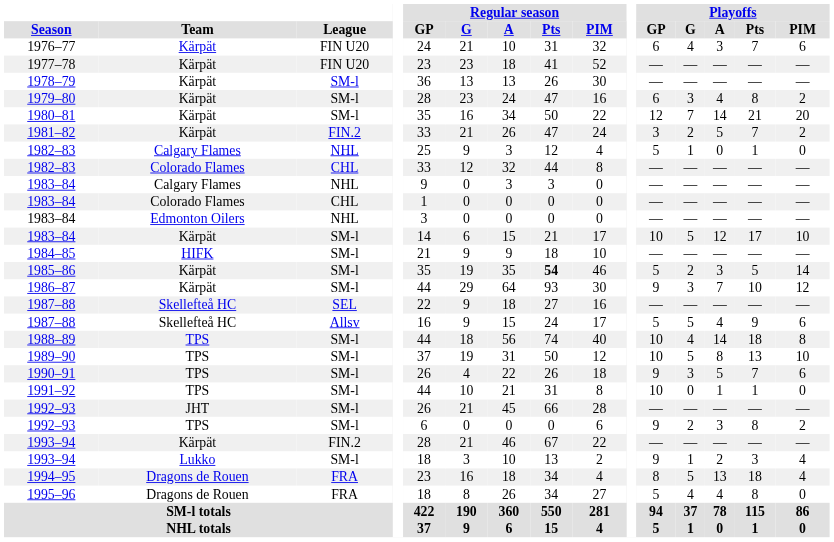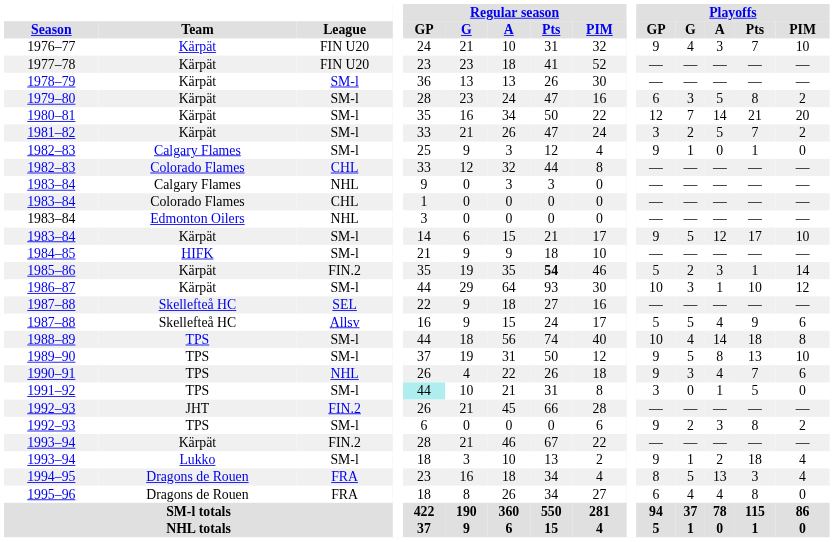(656, 47) 6 -> (656, 47) 9
(803, 47) 6 -> (803, 47) 10
(720, 98) 4 -> (720, 98) 5
(345, 133) FIN.2 -> (345, 133) SM-l
(345, 150) NHL -> (345, 150) SM-l
(656, 150) 5 -> (656, 150) 9
(656, 236) 10 -> (656, 236) 9
(345, 270) SM-l -> (345, 270) FIN.2
(755, 270) 5 -> (755, 270) 1
(656, 287) 9 -> (656, 287) 10
(720, 287) 7 -> (720, 287) 1
(656, 356) 10 -> (656, 356) 9
(345, 373) SM-l -> (345, 373) NHL
(720, 373) 5 -> (720, 373) 4
(424, 391) no background -> (424, 391) paleturquoise background
(656, 391) 10 -> (656, 391) 3
(755, 391) 1 -> (755, 391) 5
(345, 408) SM-l -> (345, 408) FIN.2
(755, 459) 3 -> (755, 459) 18
(755, 477) 18 -> (755, 477) 3
(656, 494) 5 -> (656, 494) 6
